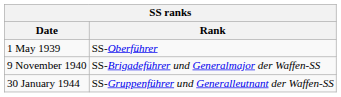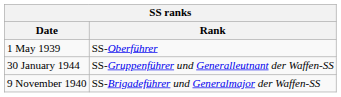rows swapped: (47, 65) <-> (43, 83)
